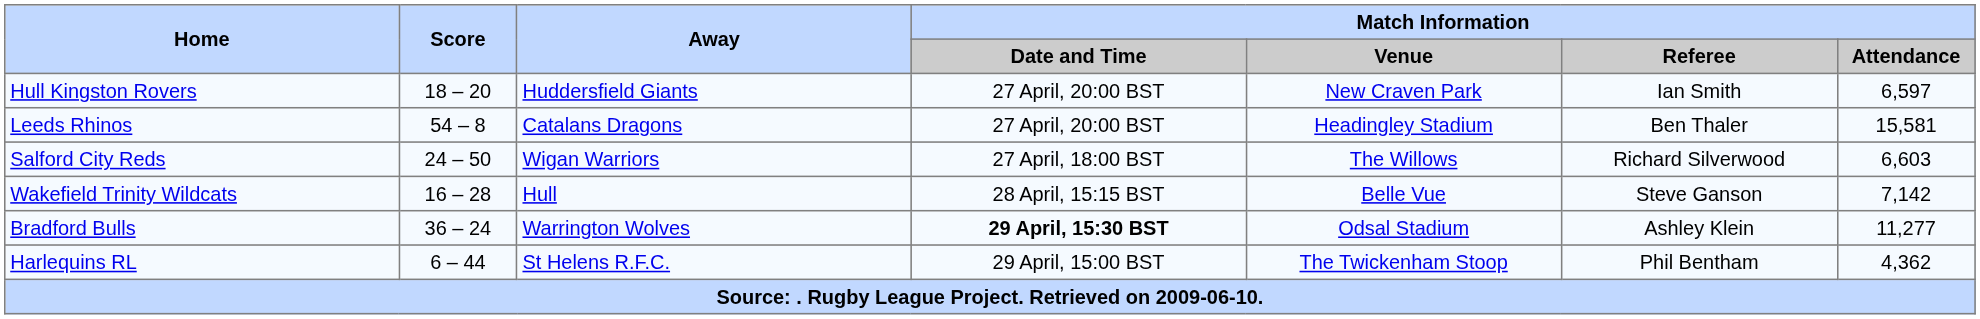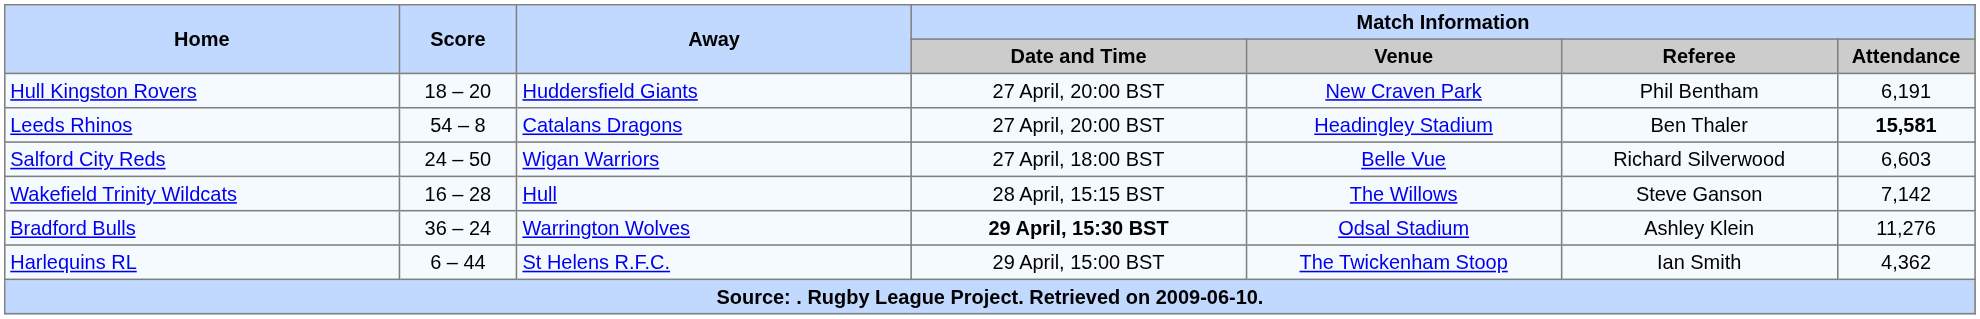(1699, 91) Ian Smith -> (1699, 91) Phil Bentham
(1906, 91) 6,597 -> (1906, 91) 6,191
(1906, 125) normal -> (1906, 125) bold
(1404, 159) The Willows -> (1404, 159) Belle Vue
(1404, 194) Belle Vue -> (1404, 194) The Willows
(1906, 228) 11,277 -> (1906, 228) 11,276
(1699, 262) Phil Bentham -> (1699, 262) Ian Smith
